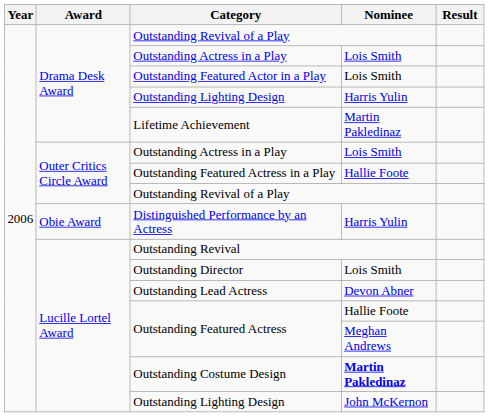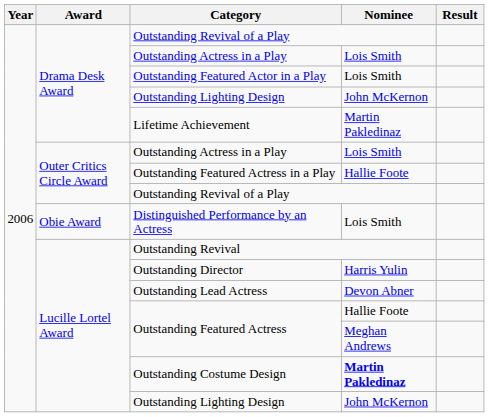(376, 96) Harris Yulin -> (386, 96) John McKernon
(376, 221) Harris Yulin -> (373, 221) Lois Smith
(373, 270) Lois Smith -> (376, 270) Harris Yulin
